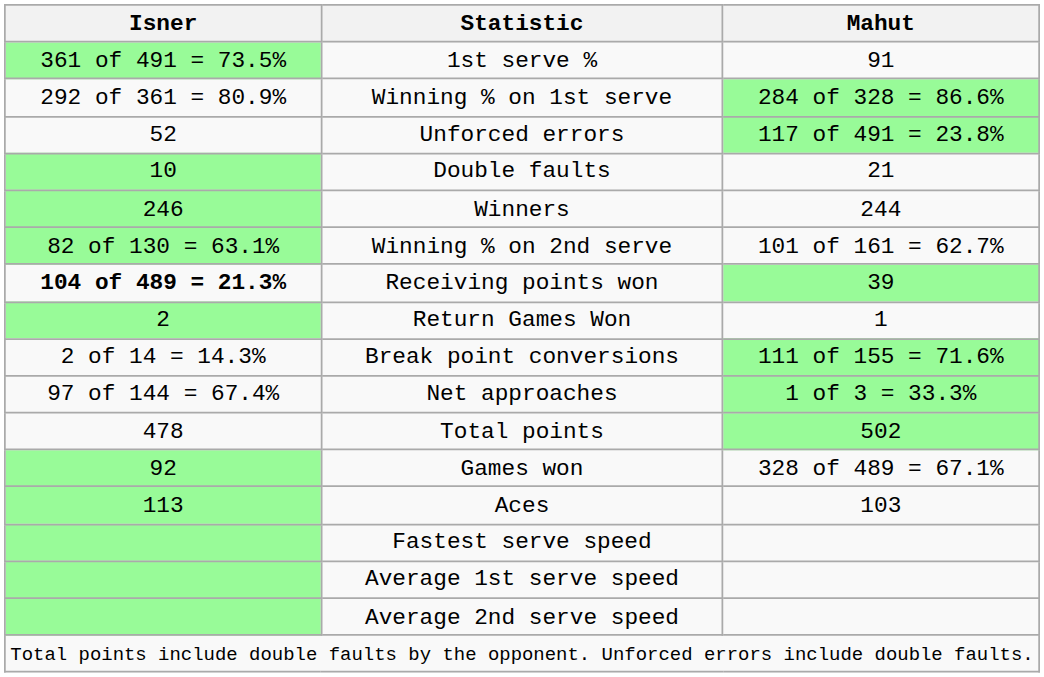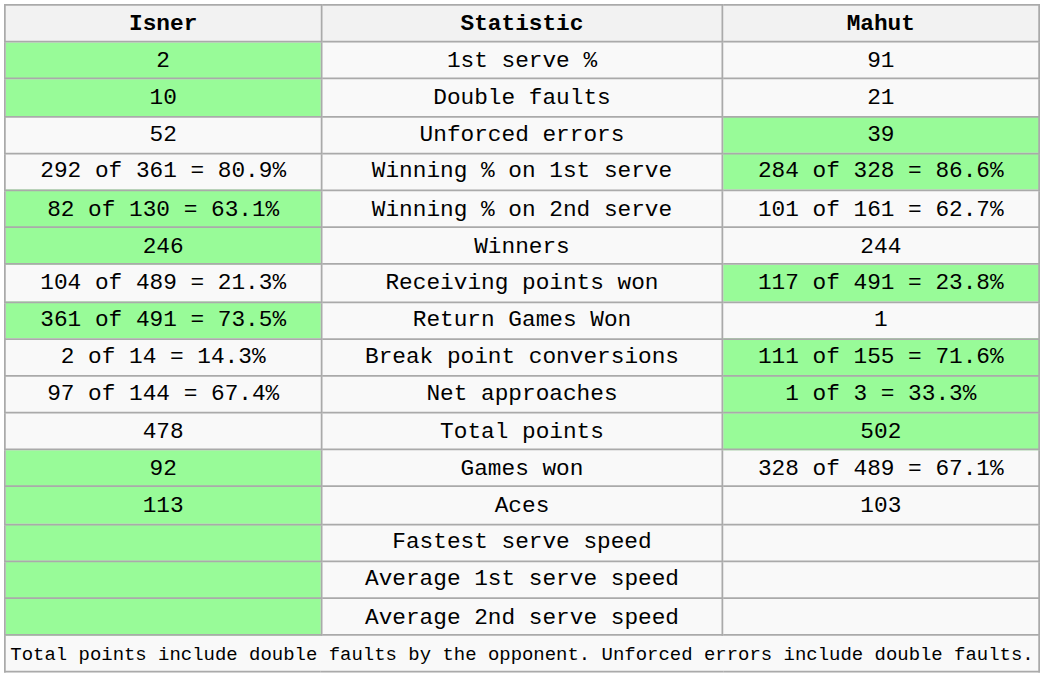(163, 60) 361 of 491 = 73.5% -> (163, 60) 2
rows swapped: (522, 172) <-> (522, 98)
(881, 135) 117 of 491 = 23.8% -> (881, 135) 39
rows swapped: (522, 246) <-> (522, 209)
(163, 283) bold -> (163, 283) normal
(881, 283) 39 -> (881, 283) 117 of 491 = 23.8%
(163, 320) 2 -> (163, 320) 361 of 491 = 73.5%
